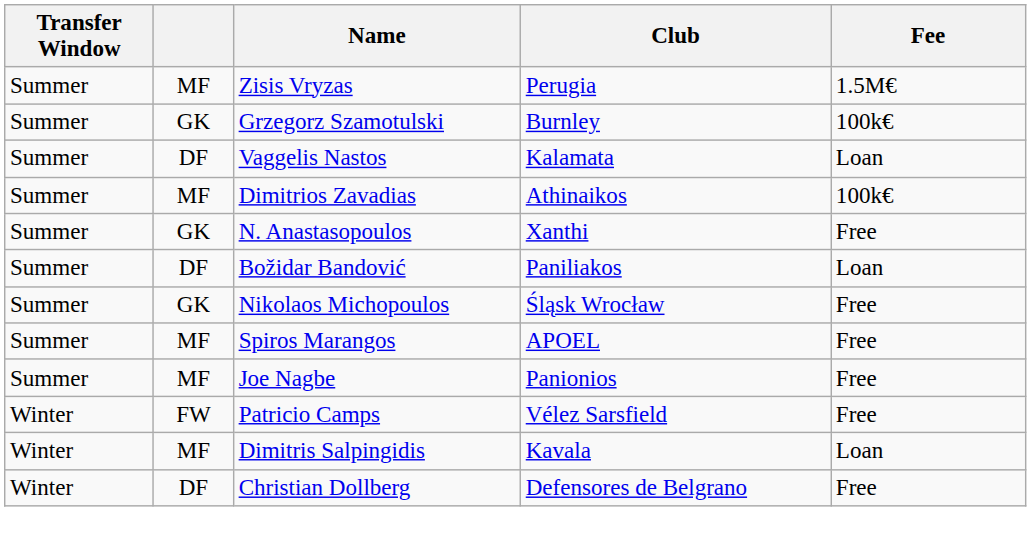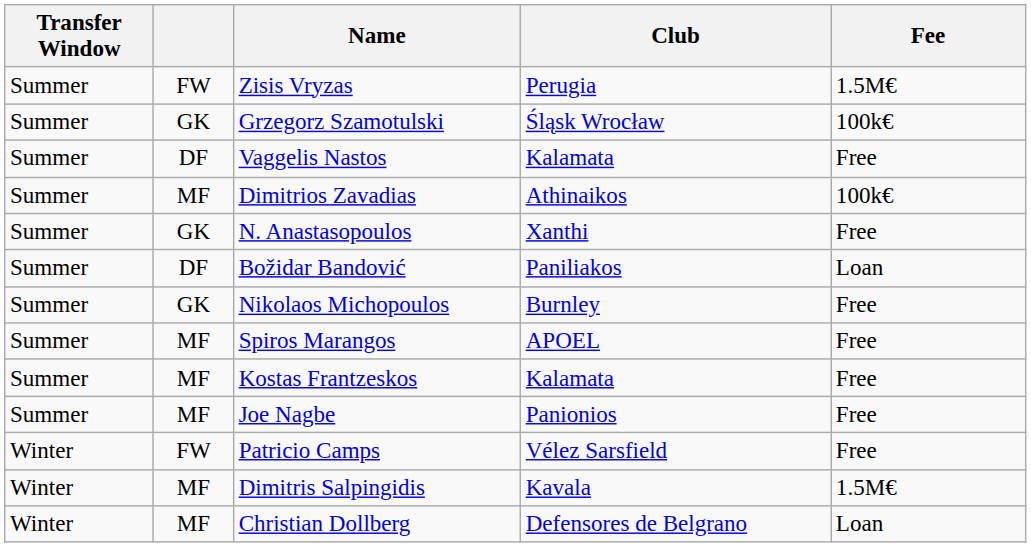(193, 85) MF -> (193, 85) FW
(563, 121) Burnley -> (595, 121) Śląsk Wrocław
(860, 158) Loan -> (856, 158) Free
(595, 304) Śląsk Wrocław -> (563, 304) Burnley
+ row: (328, 377)
(860, 450) Loan -> (866, 487) 1.5M€
(193, 487) DF -> (193, 523) MF
(856, 487) Free -> (860, 523) Loan
